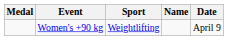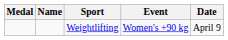columns swapped: (176, 12) <-> (70, 12)
